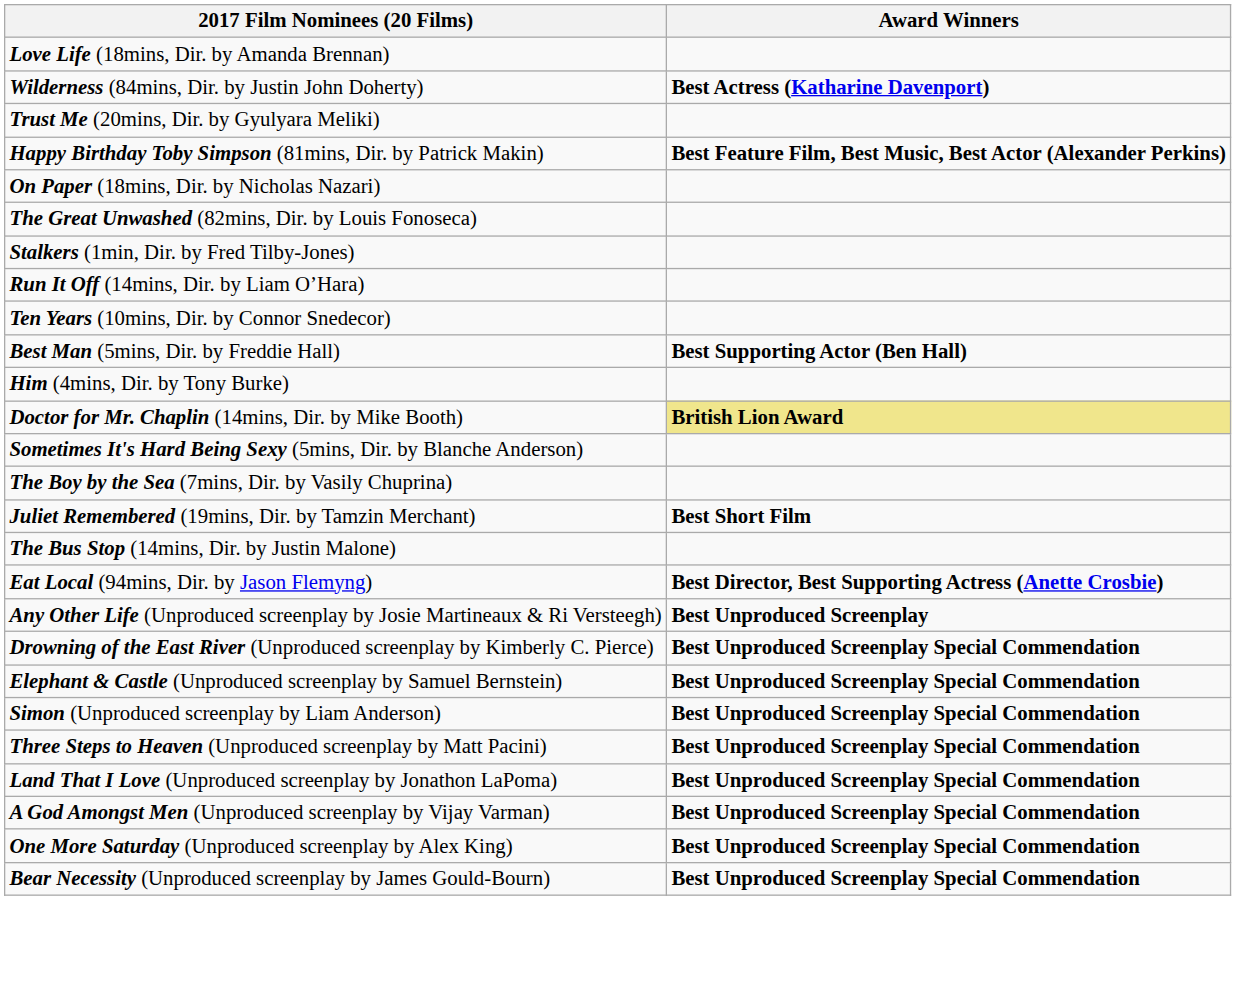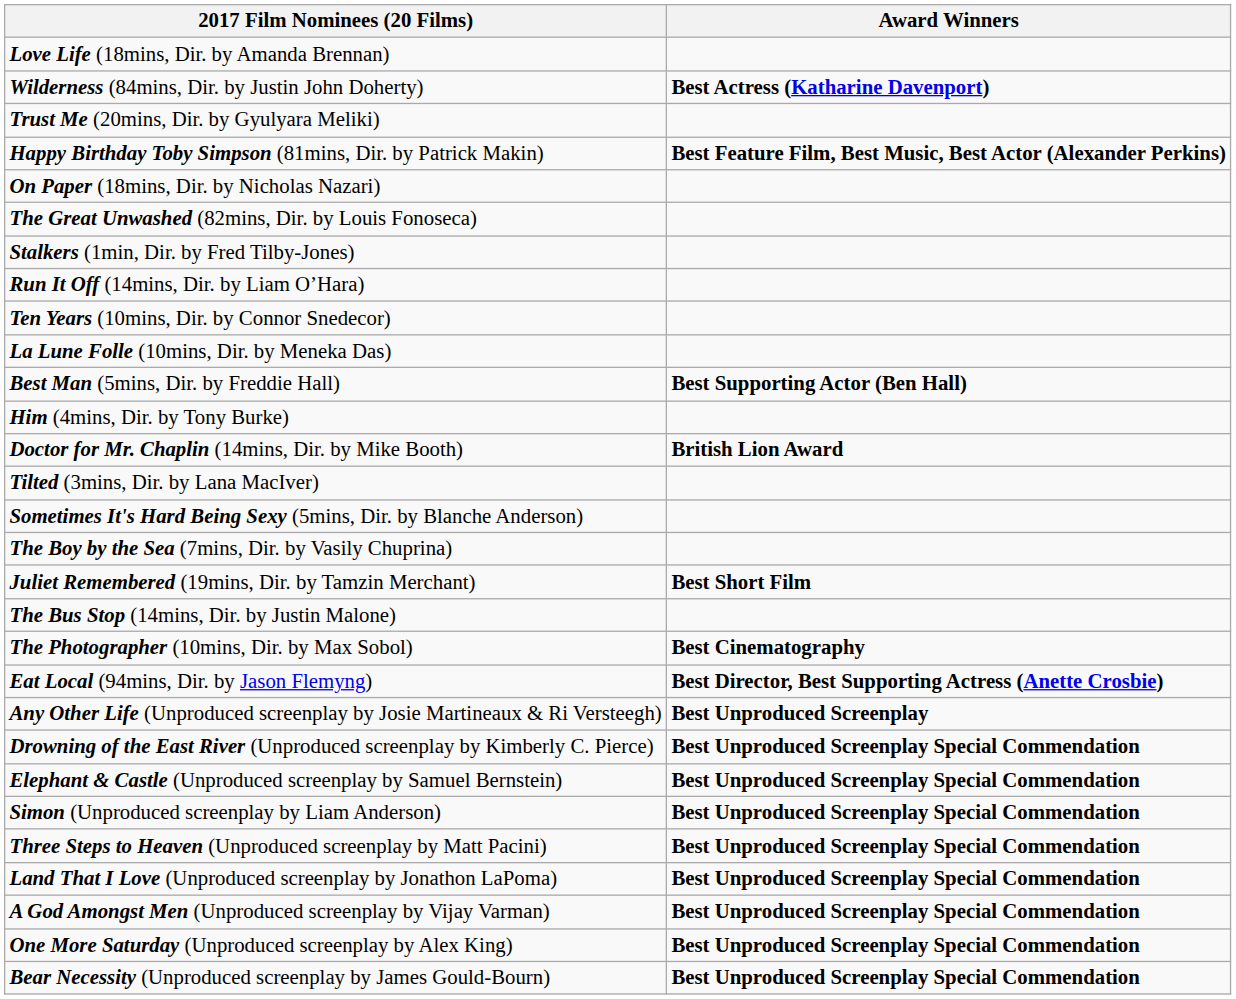+ row: (200, 350)
(757, 416) khaki background -> (757, 449) no background
+ row: (164, 482)
+ row: (211, 647)
